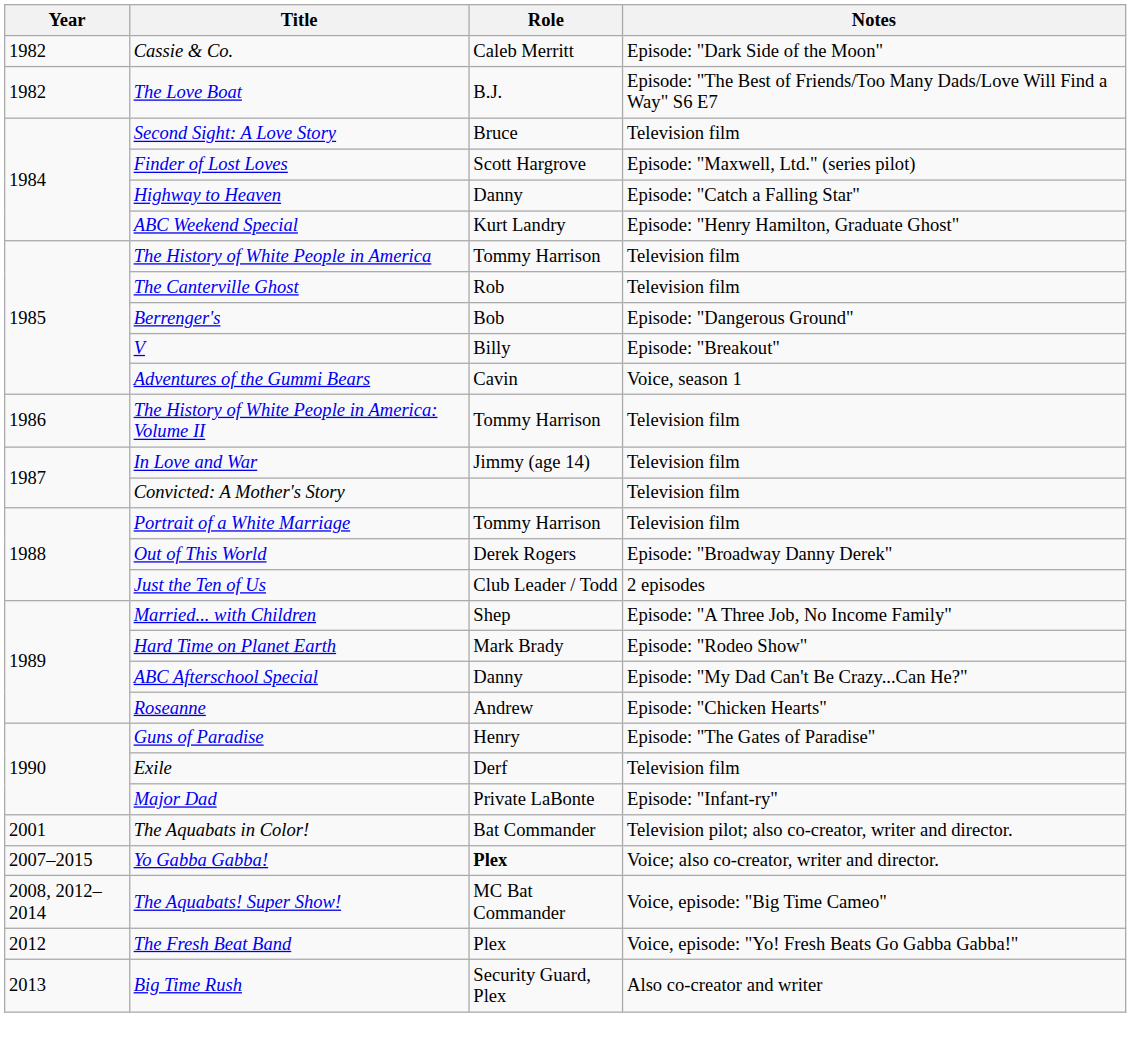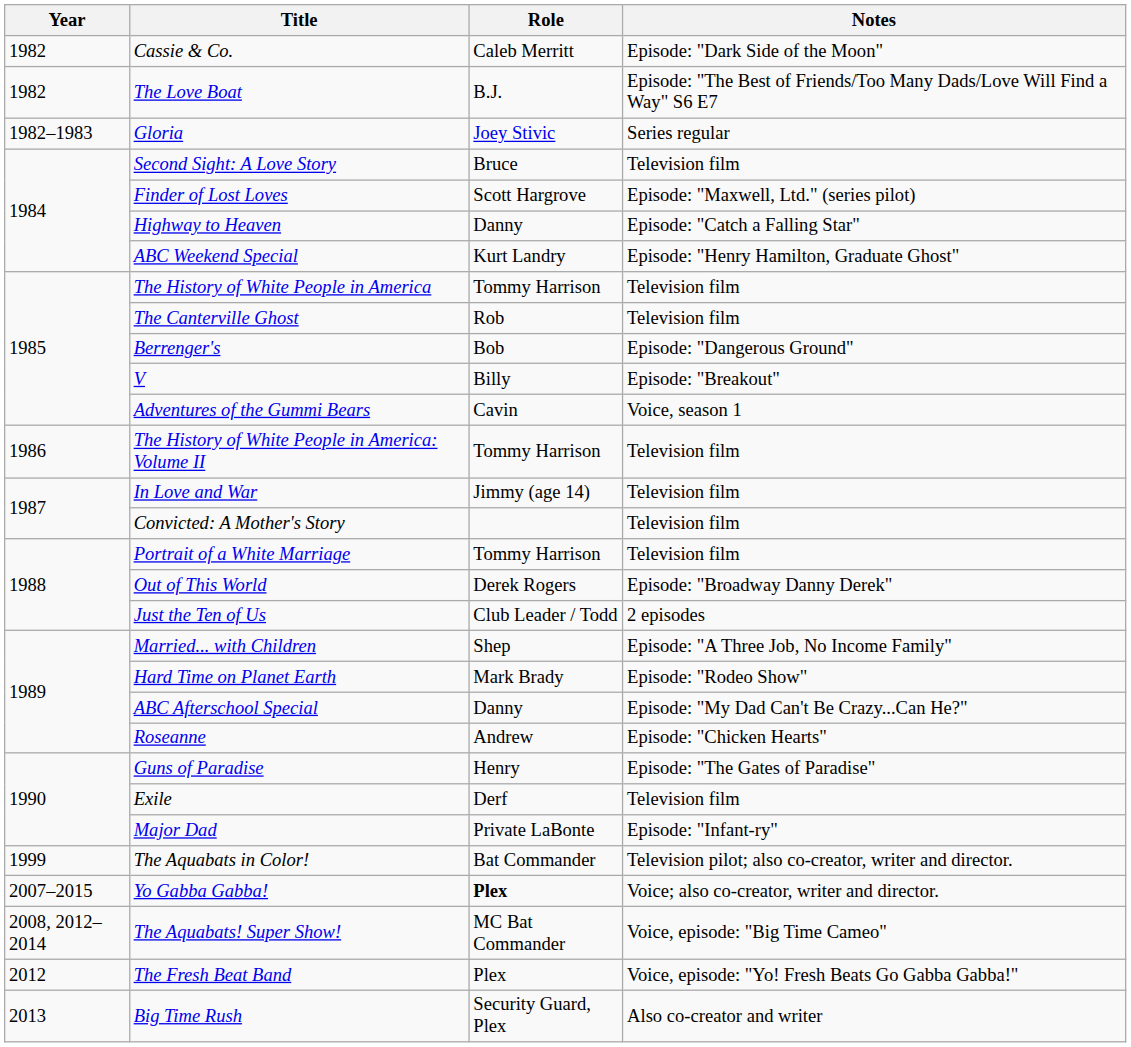+ row: (158, 134)
(28, 830) 2001 -> (28, 860) 1999
